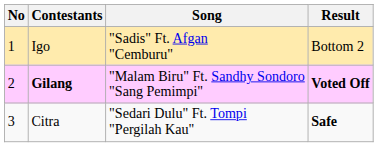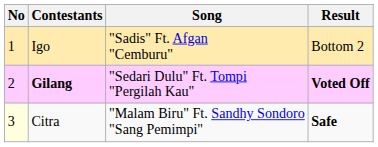(207, 84) "Malam Biru" Ft. Sandhy Sondoro "Sang Pemimpi" -> (178, 84) "Sedari Dulu" Ft. Tompi "Pergilah Kau"
(11, 122) no background -> (11, 122) lightyellow background
(178, 122) "Sedari Dulu" Ft. Tompi "Pergilah Kau" -> (207, 122) "Malam Biru" Ft. Sandhy Sondoro "Sang Pemimpi"
